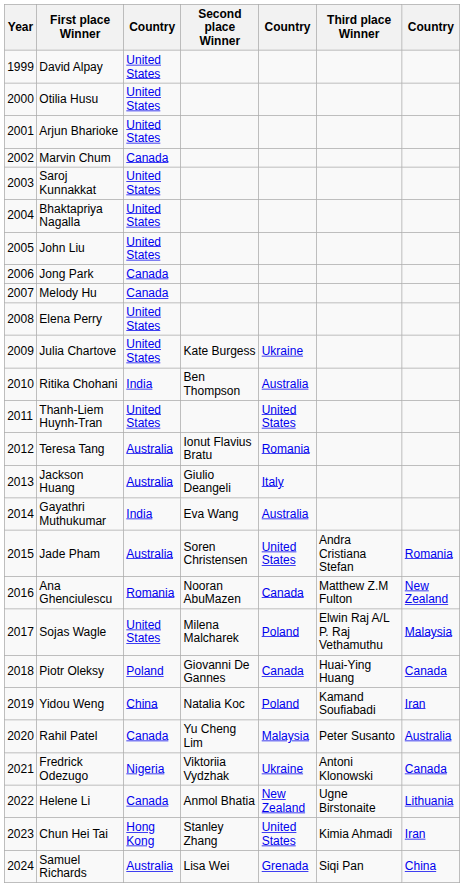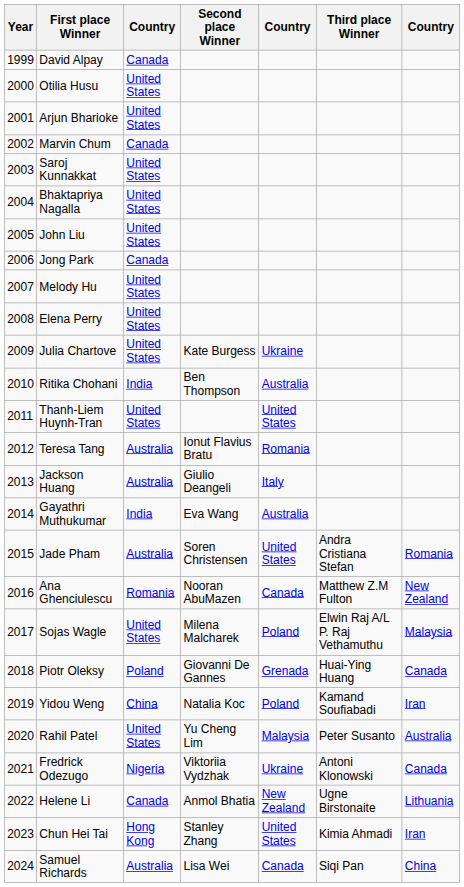(144, 66) United States -> (147, 60) Canada
(147, 293) Canada -> (144, 286) United States
(283, 671) Canada -> (285, 671) Grenada
(147, 736) Canada -> (144, 736) United States
(285, 866) Grenada -> (283, 866) Canada
